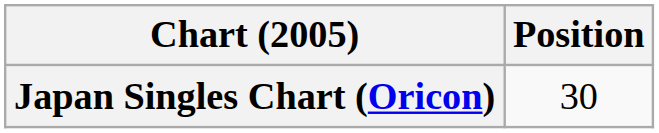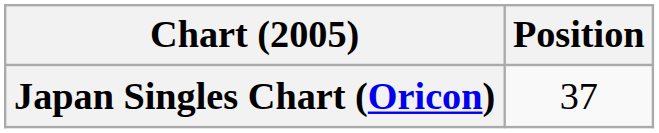(579, 95) 30 -> (579, 95) 37
